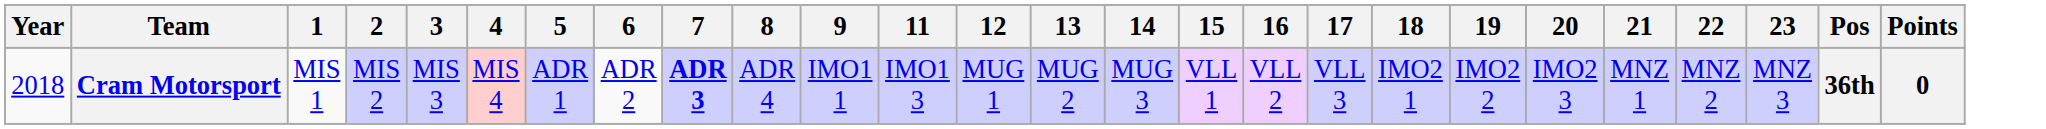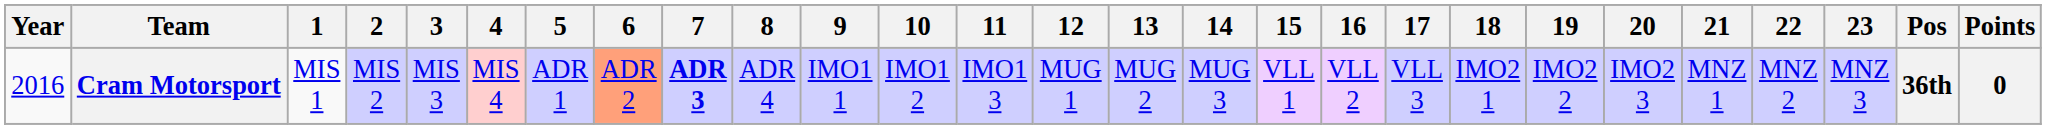+ column: (917, 25)
(38, 85) 2018 -> (38, 85) 2016
(629, 85) no background -> (629, 85) lightsalmon background
